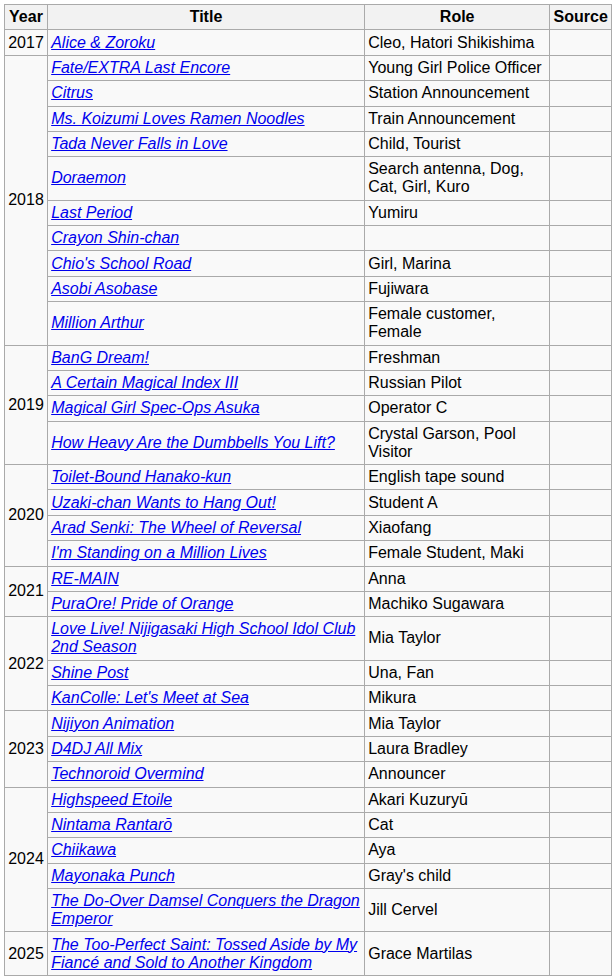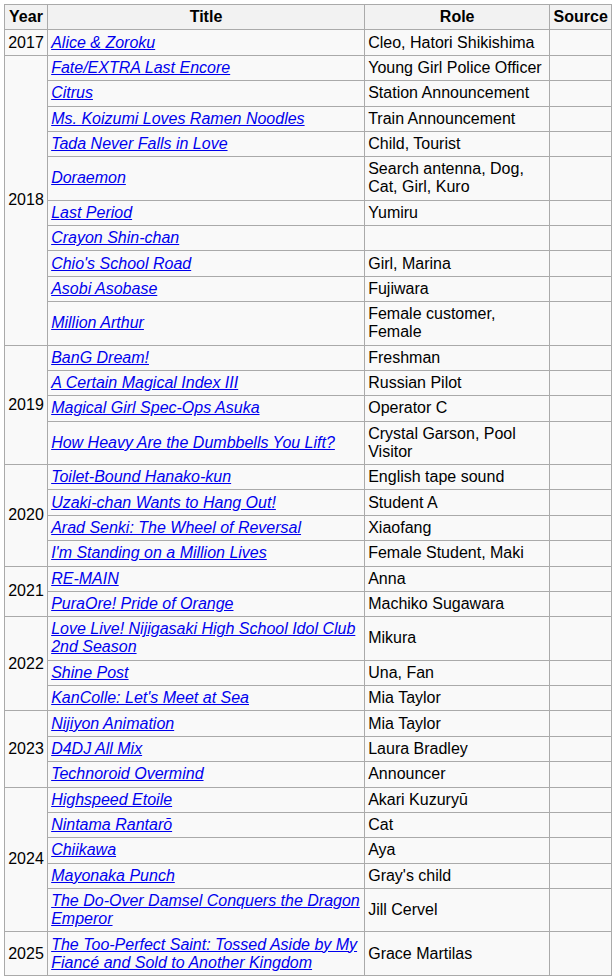(404, 638) Mia Taylor -> (392, 638) Mikura
(392, 698) Mikura -> (404, 698) Mia Taylor
